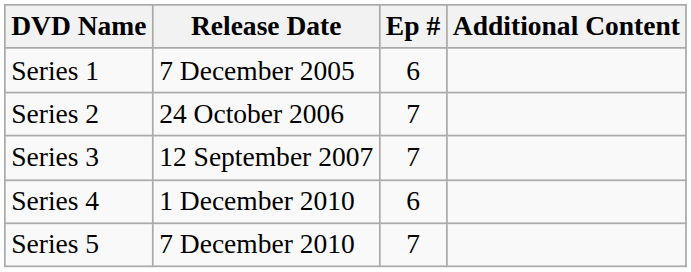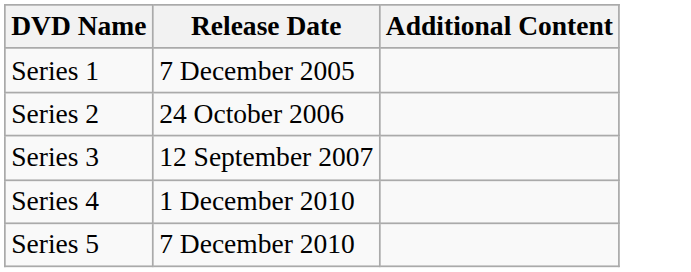- column: (413, 26)
